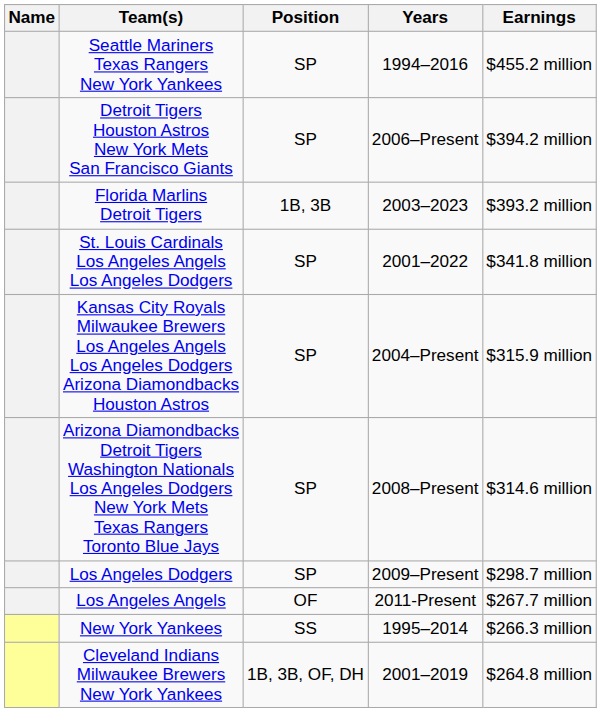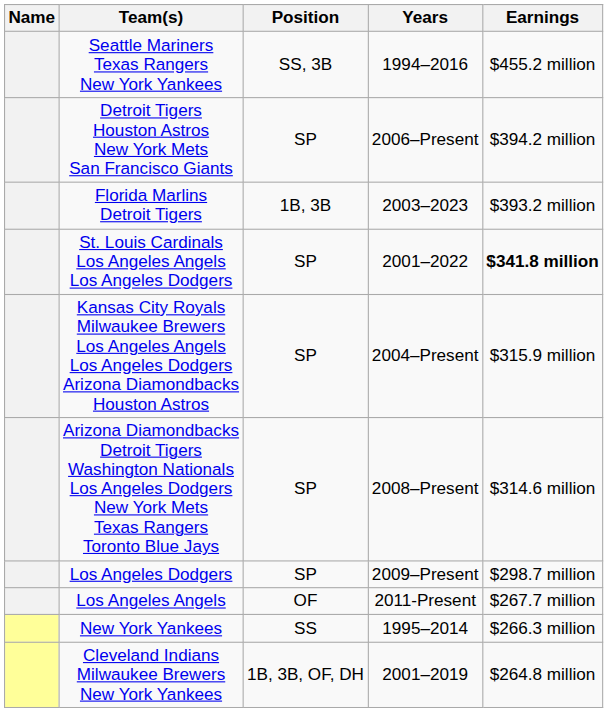(305, 64) SP -> (305, 64) SS, 3B
(539, 261) normal -> (543, 261) bold
